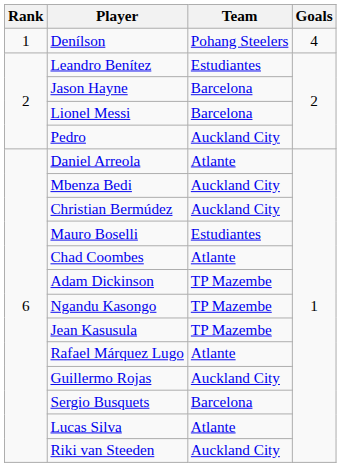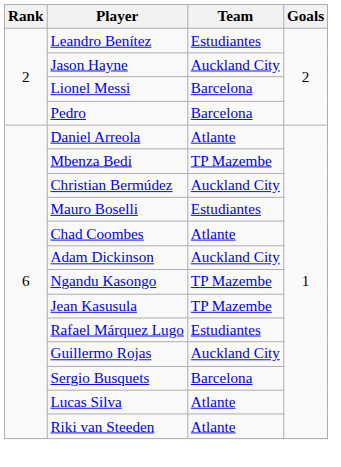- row: (78, 40)
(222, 88) Barcelona -> (235, 64) Auckland City
(235, 137) Auckland City -> (222, 112) Barcelona
(235, 185) Auckland City -> (231, 161) TP Mazembe
(231, 281) TP Mazembe -> (235, 257) Auckland City
(213, 354) Atlante -> (226, 329) Estudiantes
(235, 450) Auckland City -> (213, 426) Atlante
